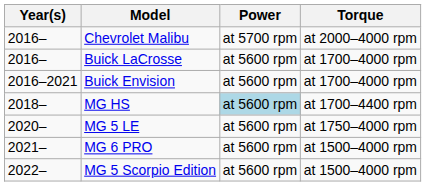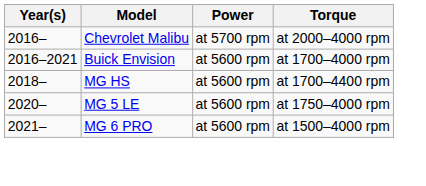- row: (133, 60)
(260, 104) lightblue background -> (233, 82) no background
- row: (150, 170)
